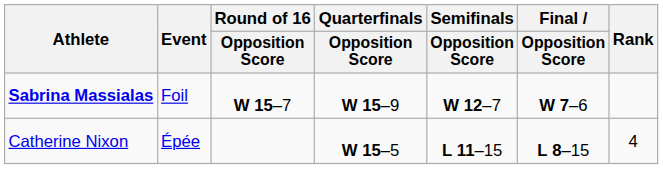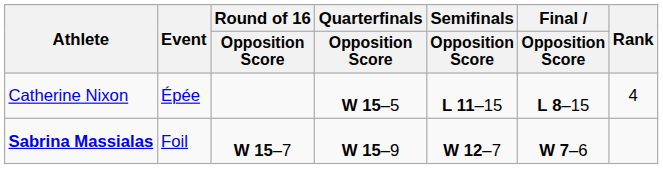rows swapped: (68, 141) <-> (81, 96)
